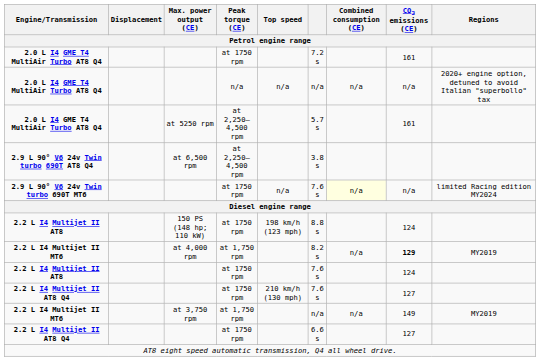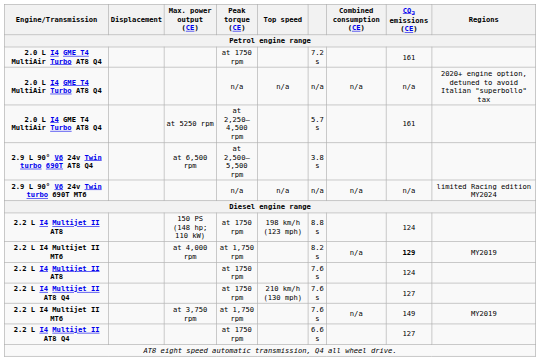(237, 161) at 2,250–4,500 rpm -> (237, 161) at 2,500–5,500 rpm
(237, 190) at 1750 rpm -> (237, 190) n/a
(317, 190) 7.6 s -> (317, 190) n/a
(356, 190) lightyellow background -> (356, 190) no background
(317, 313) n/a -> (317, 313) 7.6 s
